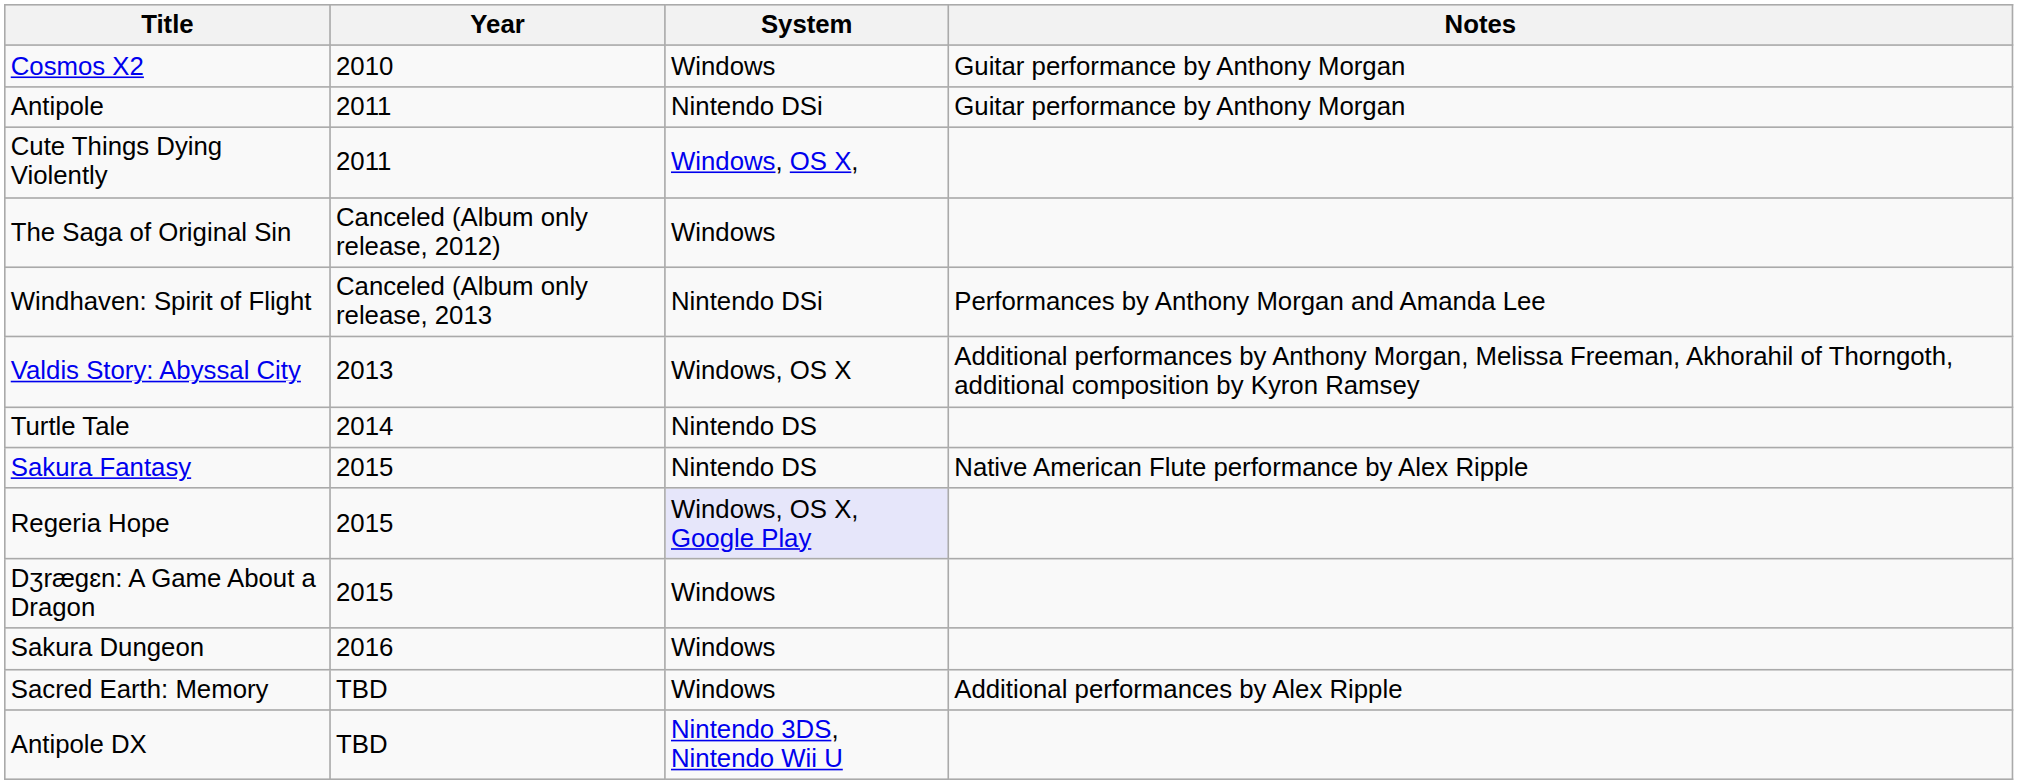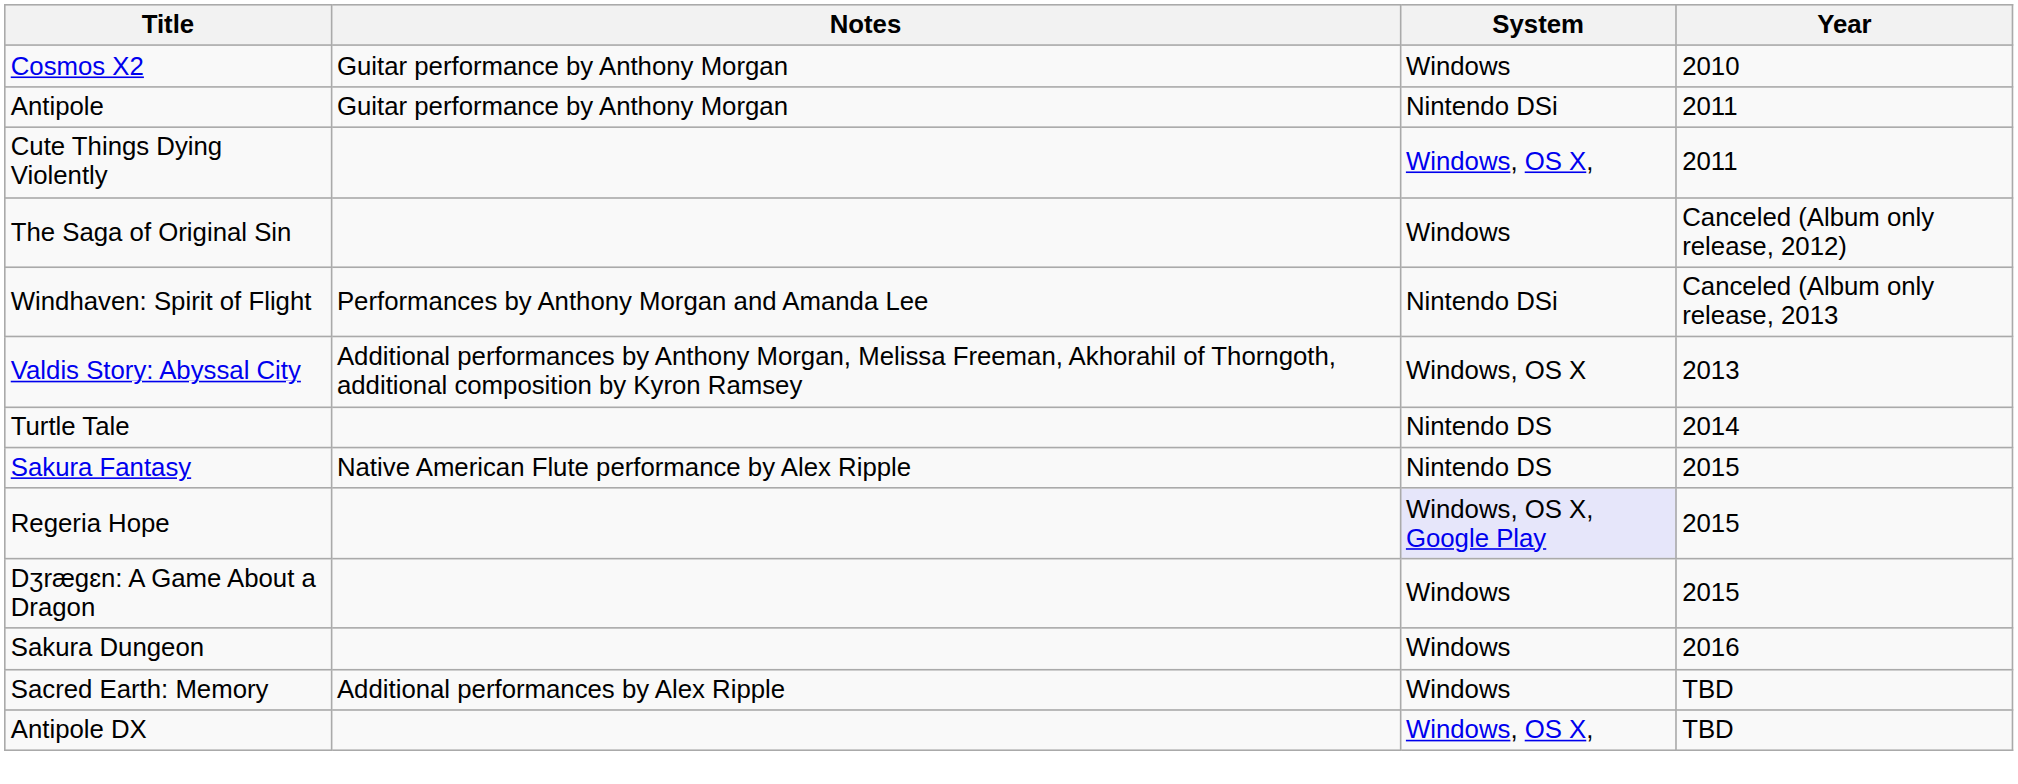columns swapped: (498, 24) <-> (1480, 24)
(757, 744) Nintendo 3DS, Nintendo Wii U -> (1500, 729) Windows, OS X,
